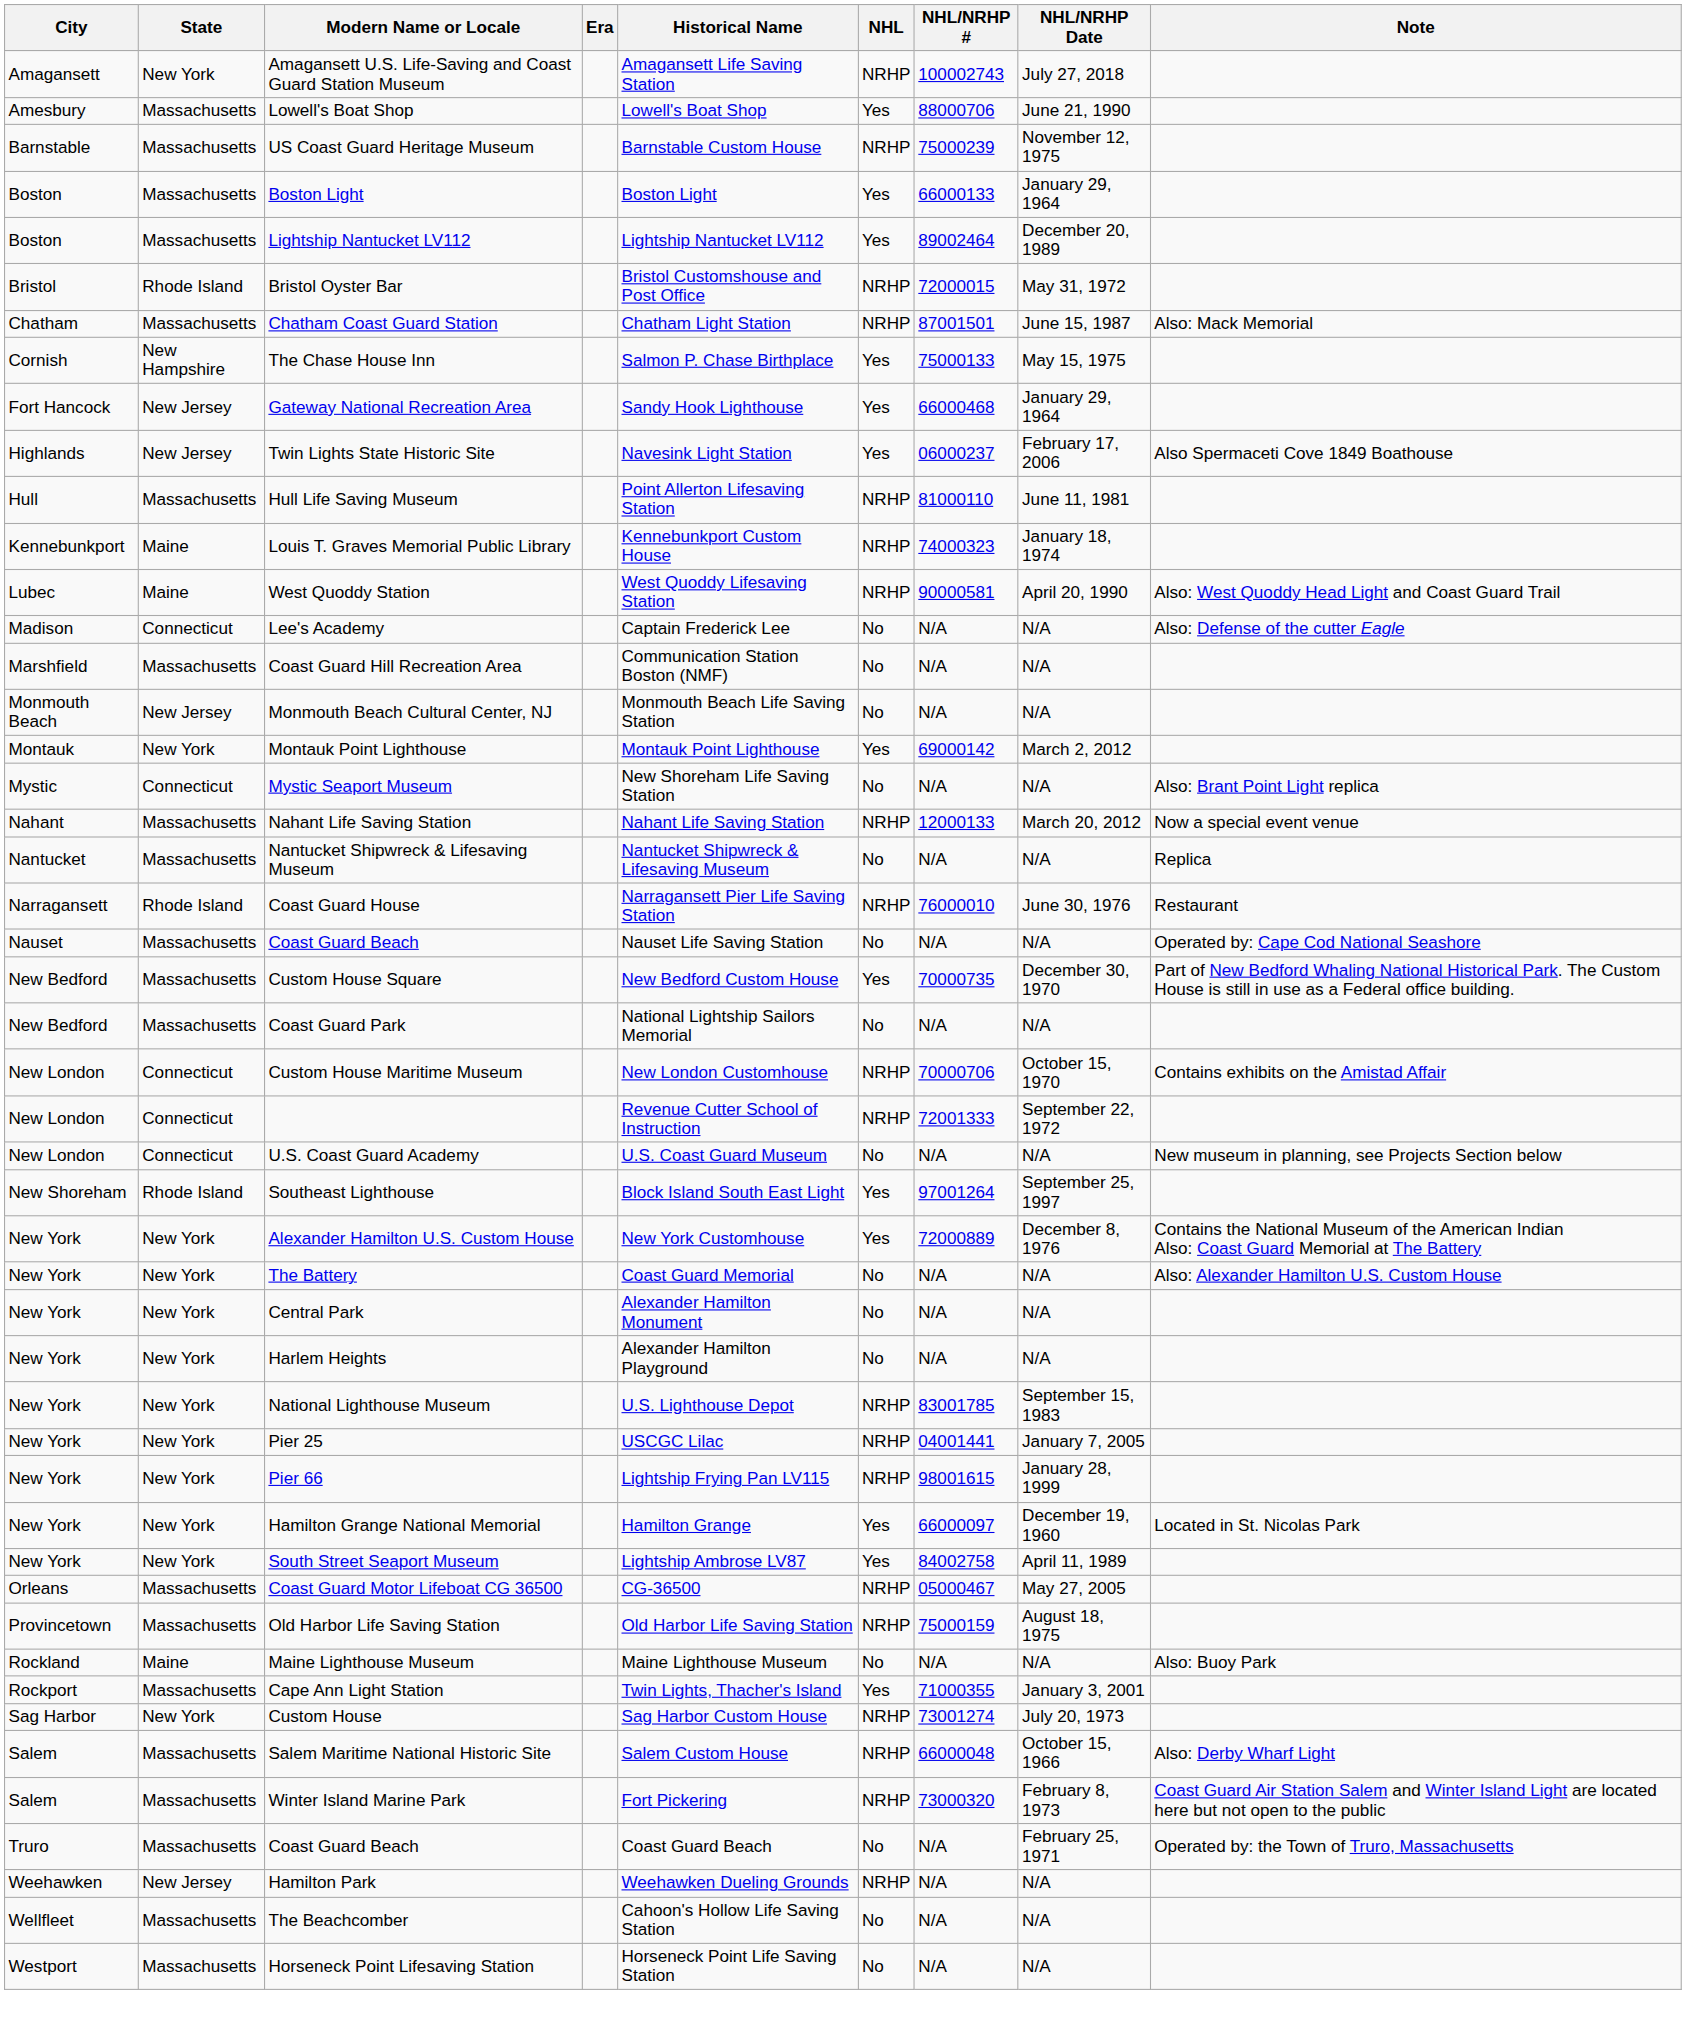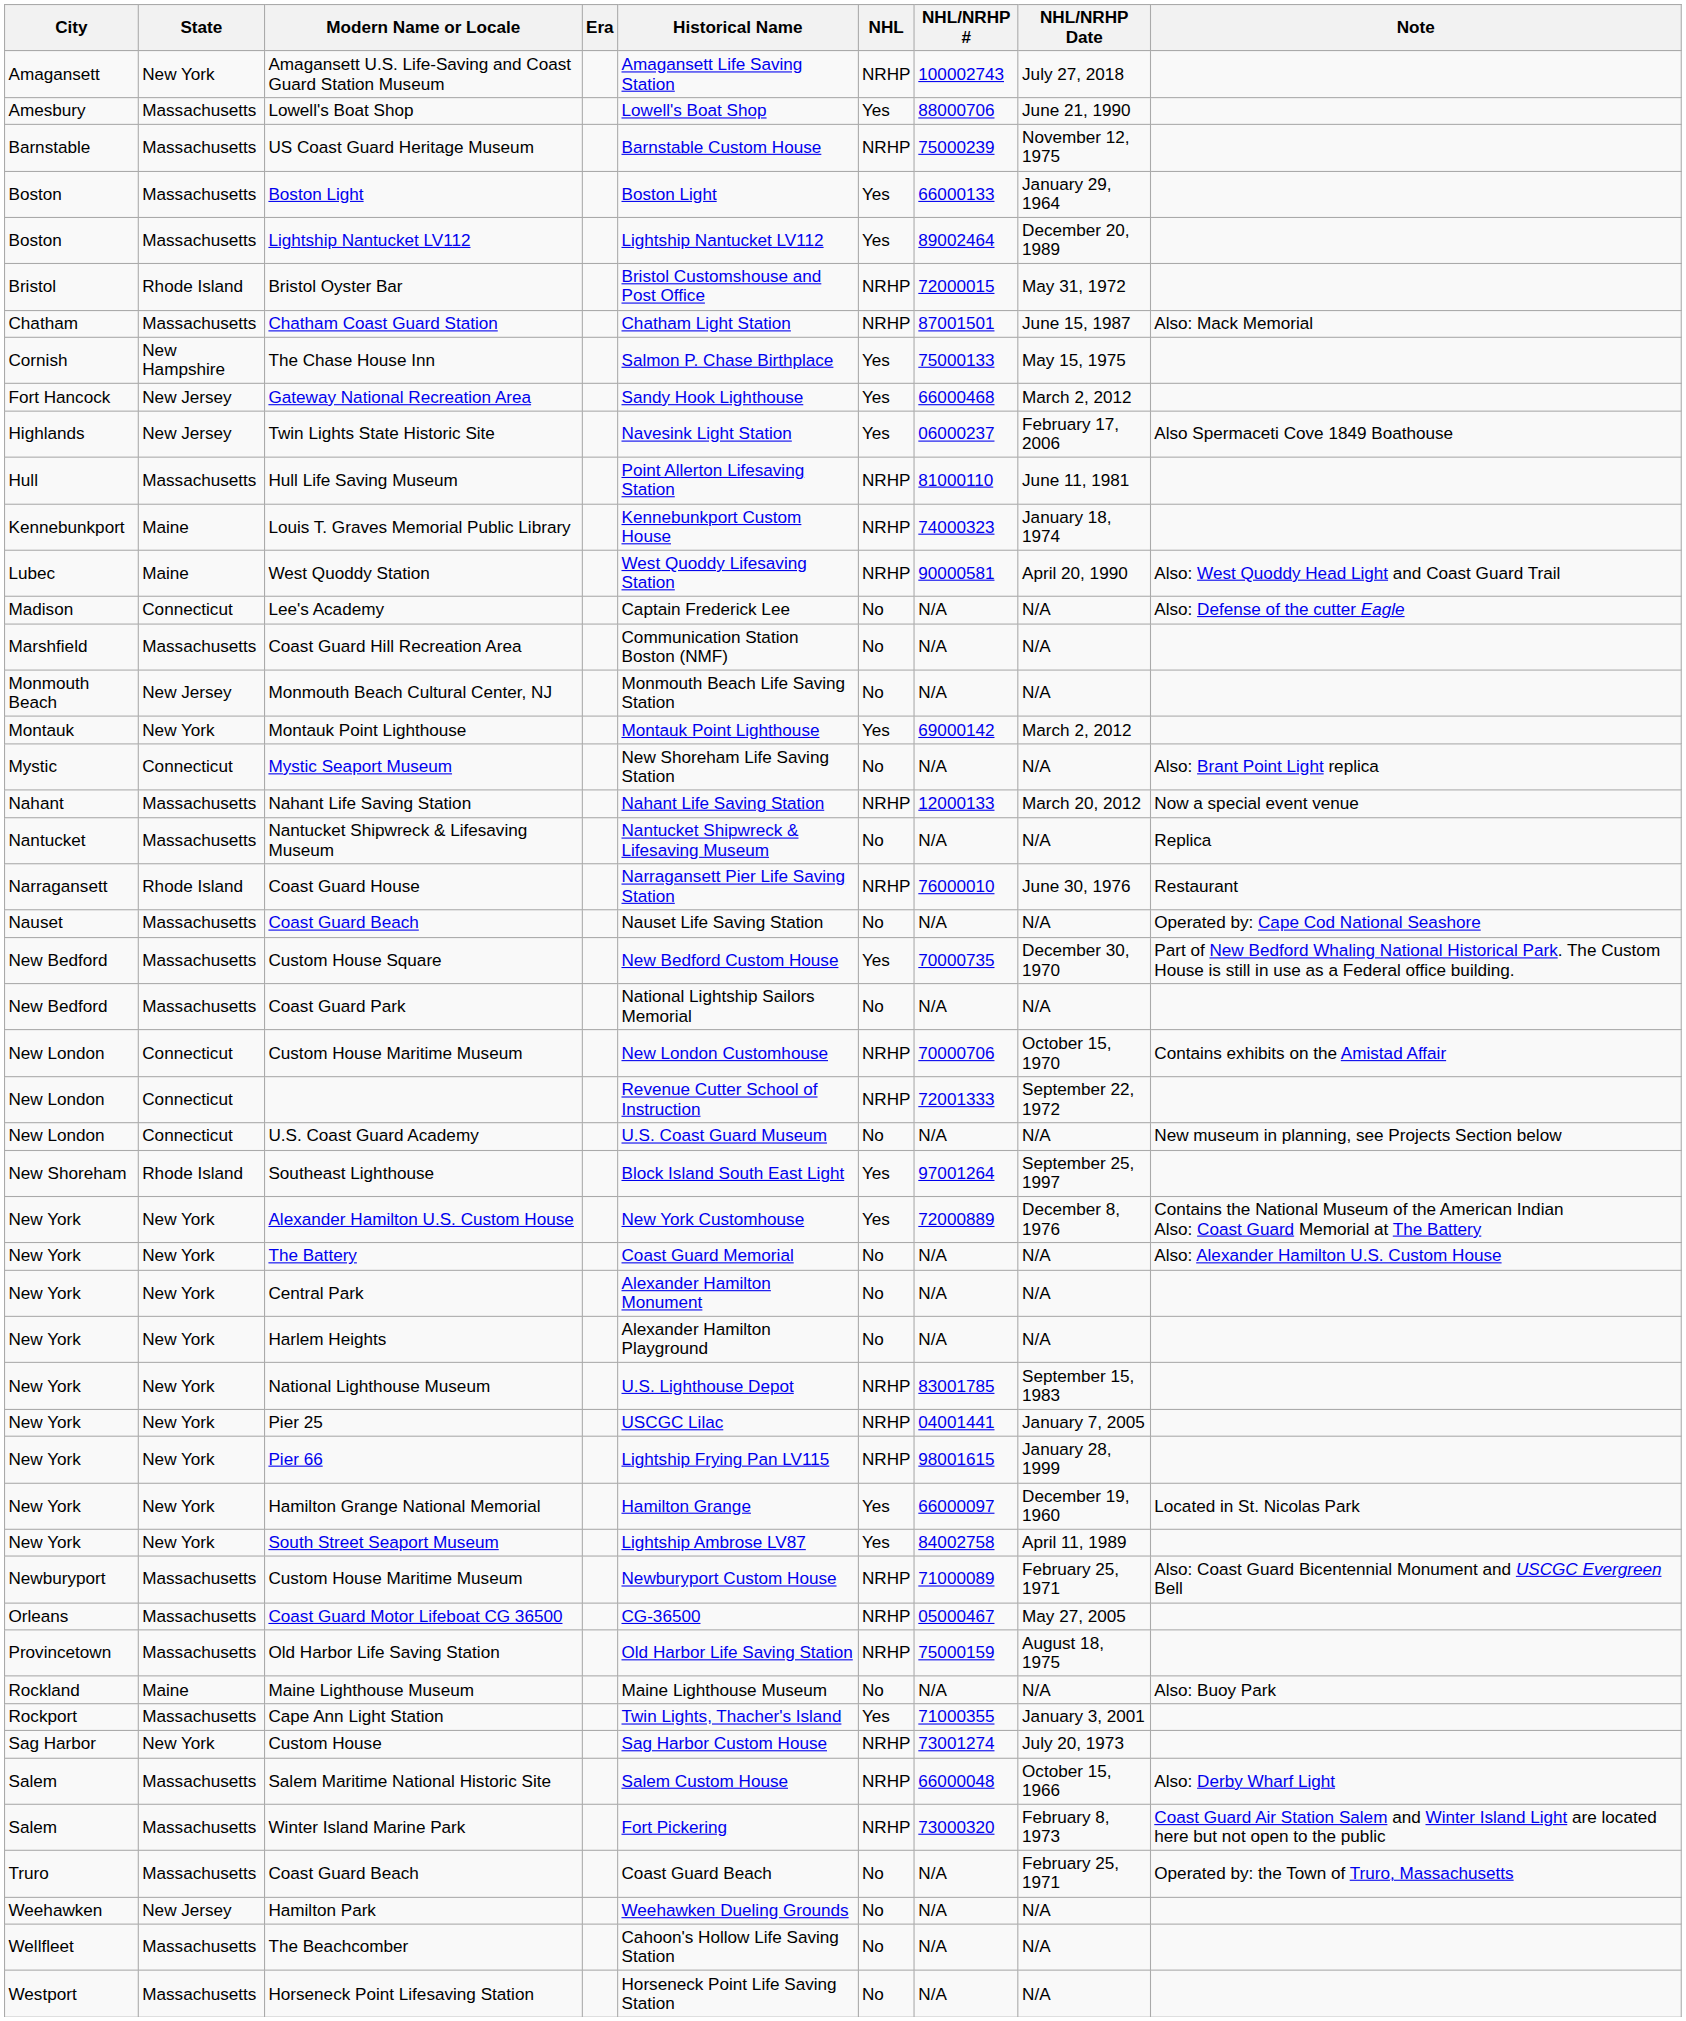(1067, 406) January 29, 1964 -> (1077, 397) March 2, 2012
+ row: (57, 1579)
(886, 1883) NRHP -> (873, 1910) No
